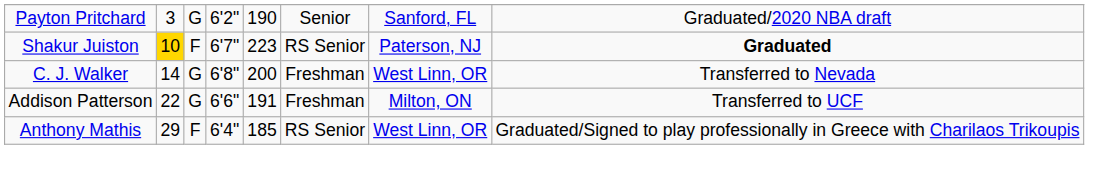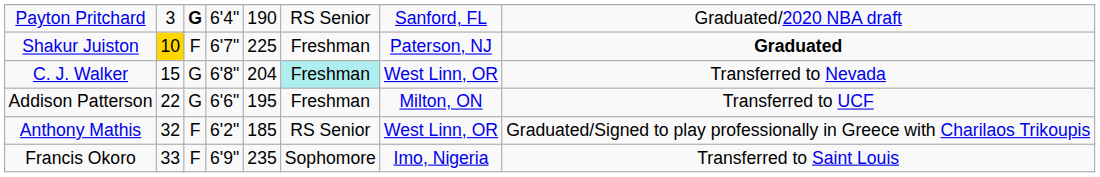(195, 18) normal -> (195, 18) bold
(225, 18) 6'2" -> (225, 18) 6'4"
(325, 18) Senior -> (330, 18) RS Senior
(262, 46) 223 -> (262, 46) 225
(325, 46) RS Senior -> (330, 46) Freshman
(170, 74) 14 -> (170, 74) 15
(262, 74) 200 -> (262, 74) 204
(325, 74) no background -> (330, 74) paleturquoise background
(262, 102) 191 -> (262, 102) 195
(170, 130) 29 -> (170, 130) 32
(225, 130) 6'4" -> (225, 130) 6'2"
+ row: (81, 158)
